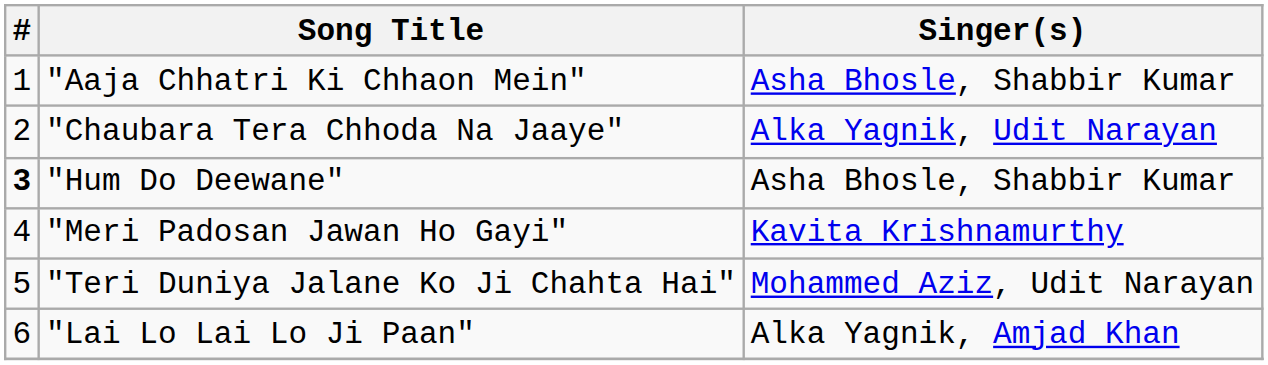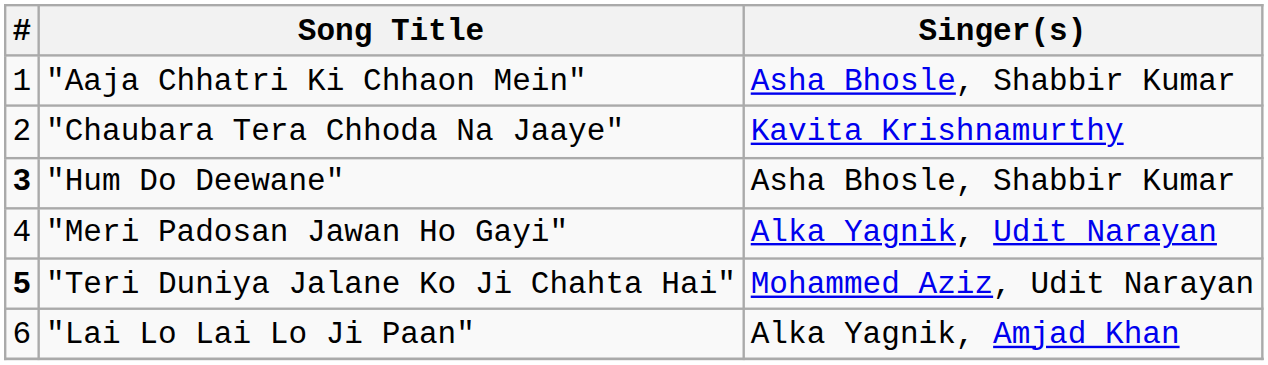(984, 132) Alka Yagnik, Udit Narayan -> (937, 132) Kavita Krishnamurthy
(937, 233) Kavita Krishnamurthy -> (984, 233) Alka Yagnik, Udit Narayan
(22, 284) normal -> (22, 284) bold
